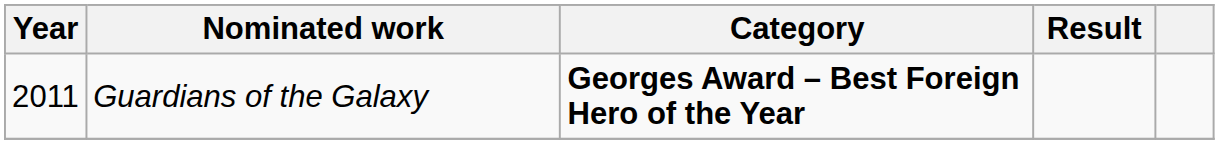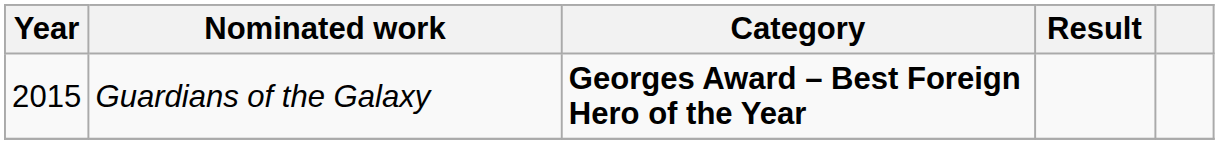(45, 95) 2011 -> (47, 95) 2015
